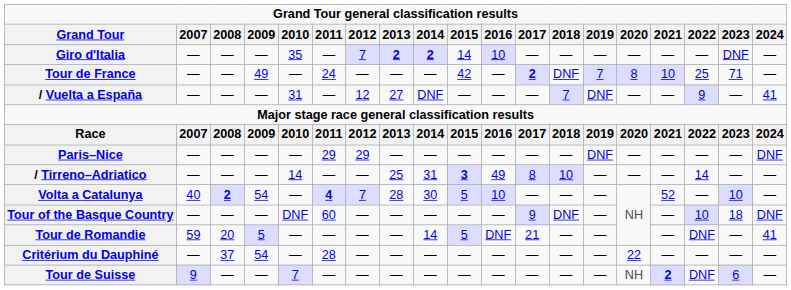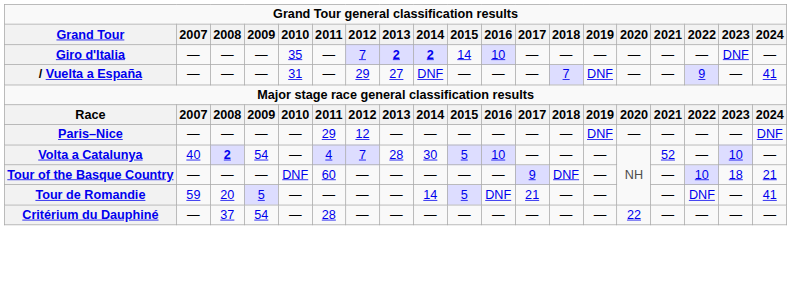- row: (90, 74)
(362, 94) 12 -> (362, 74) 29
(362, 154) 29 -> (362, 134) 12
- row: (90, 174)
(329, 194) bold -> (329, 154) normal
(770, 214) DNF -> (770, 174) 21
- row: (90, 275)
